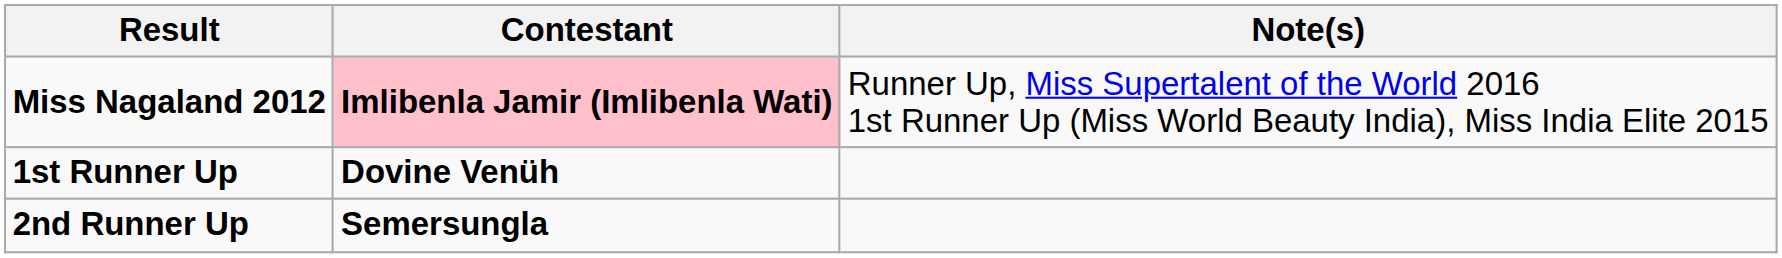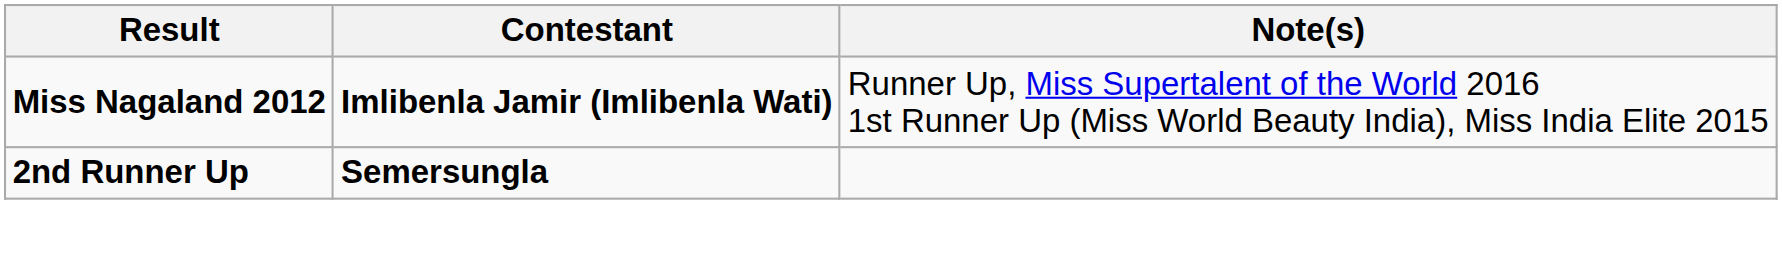(587, 101) pink background -> (587, 101) no background
- row: (125, 172)
